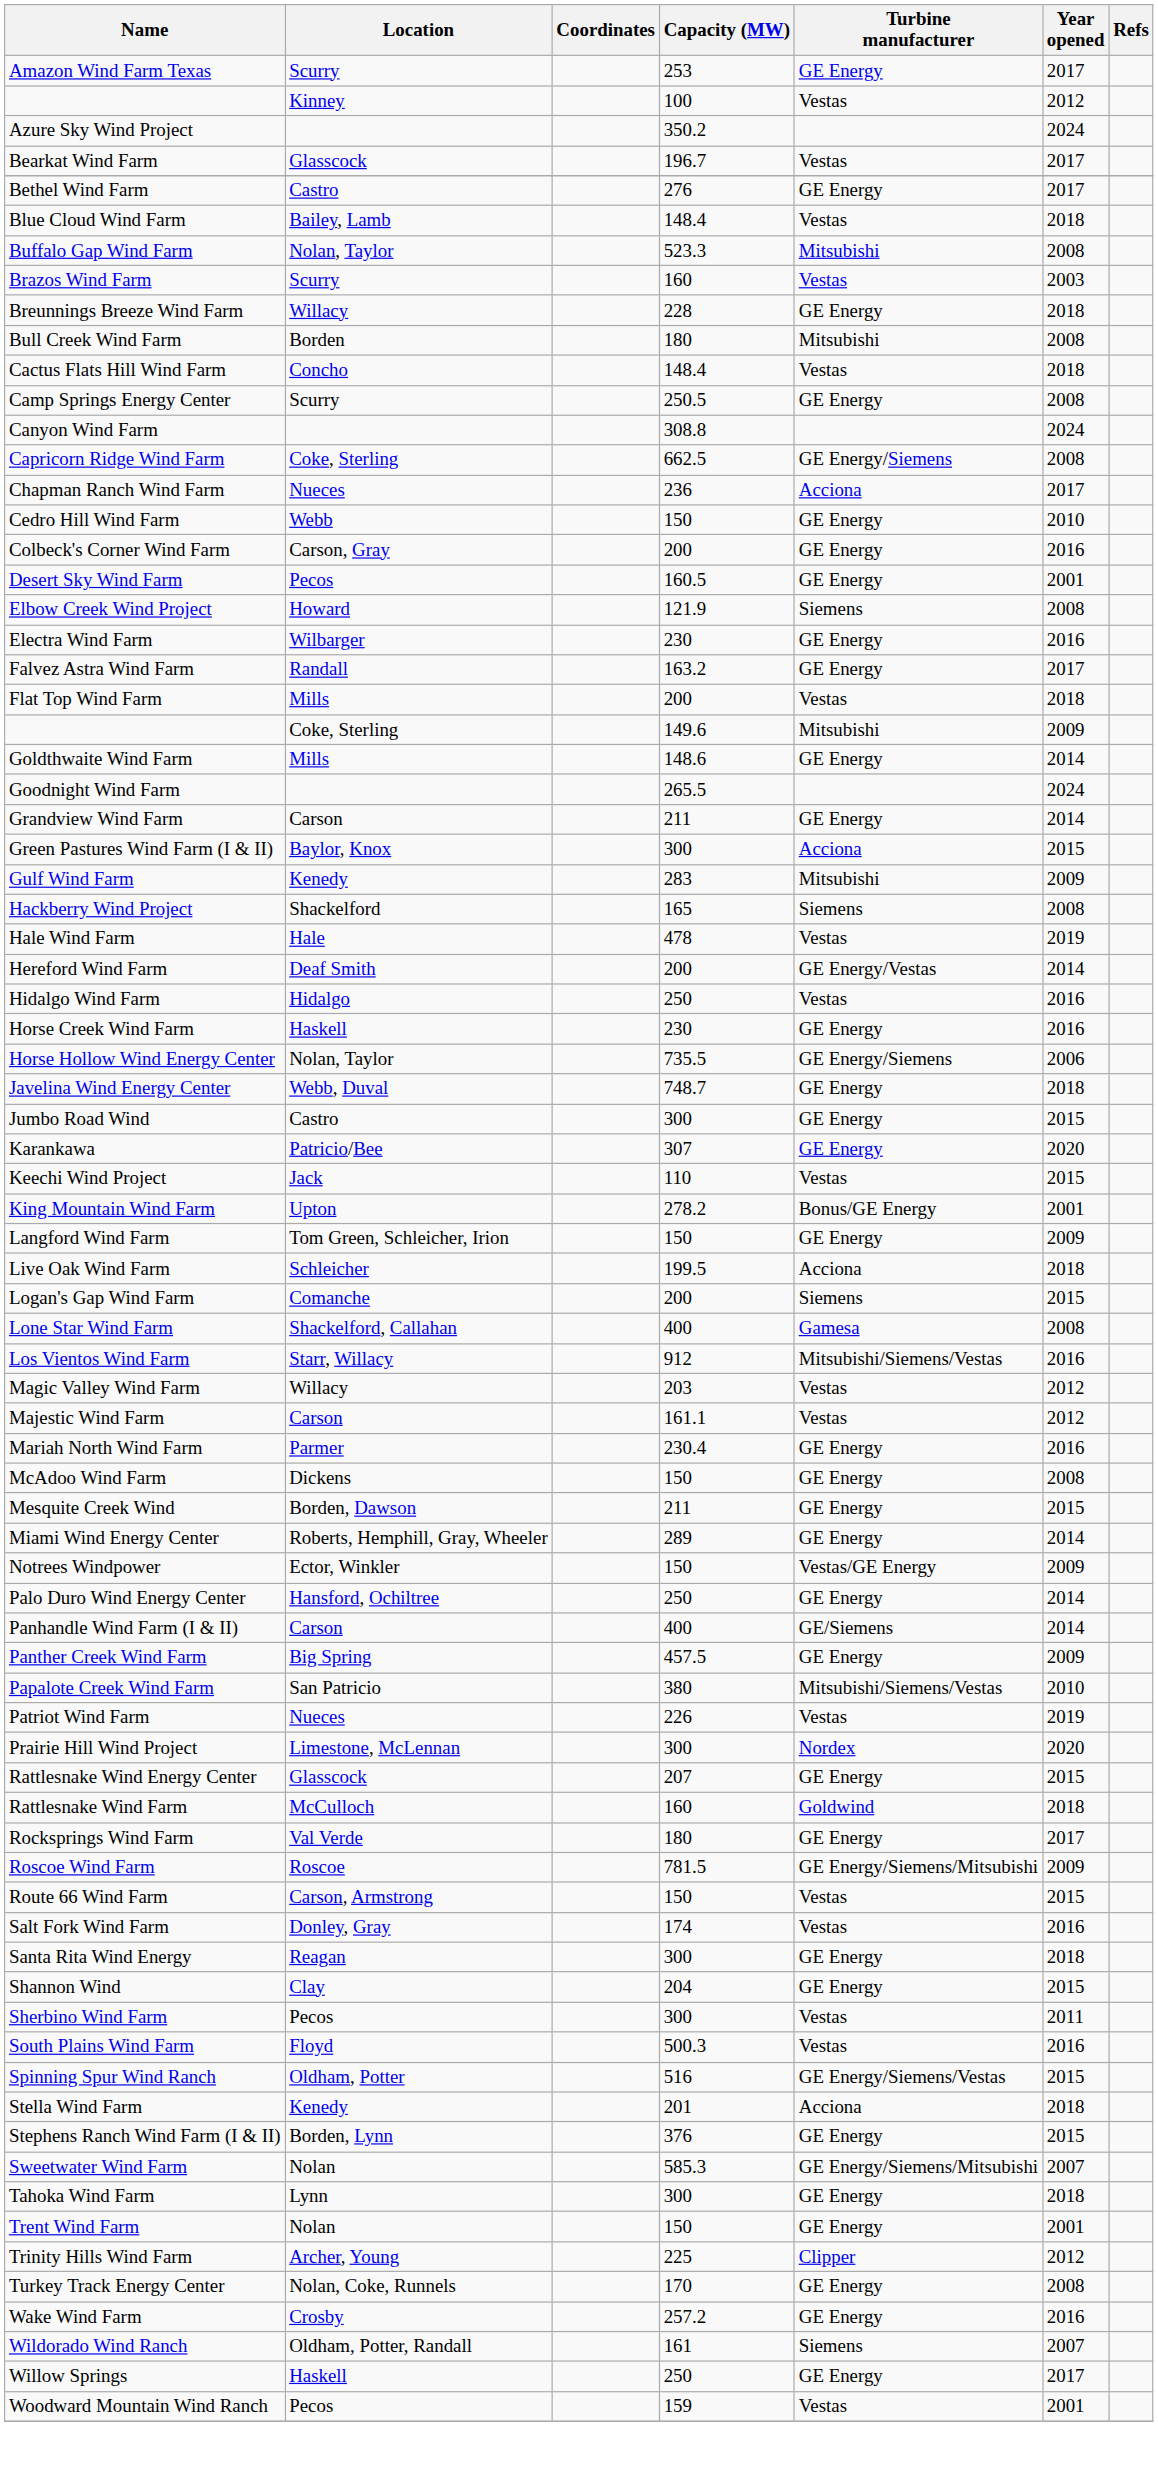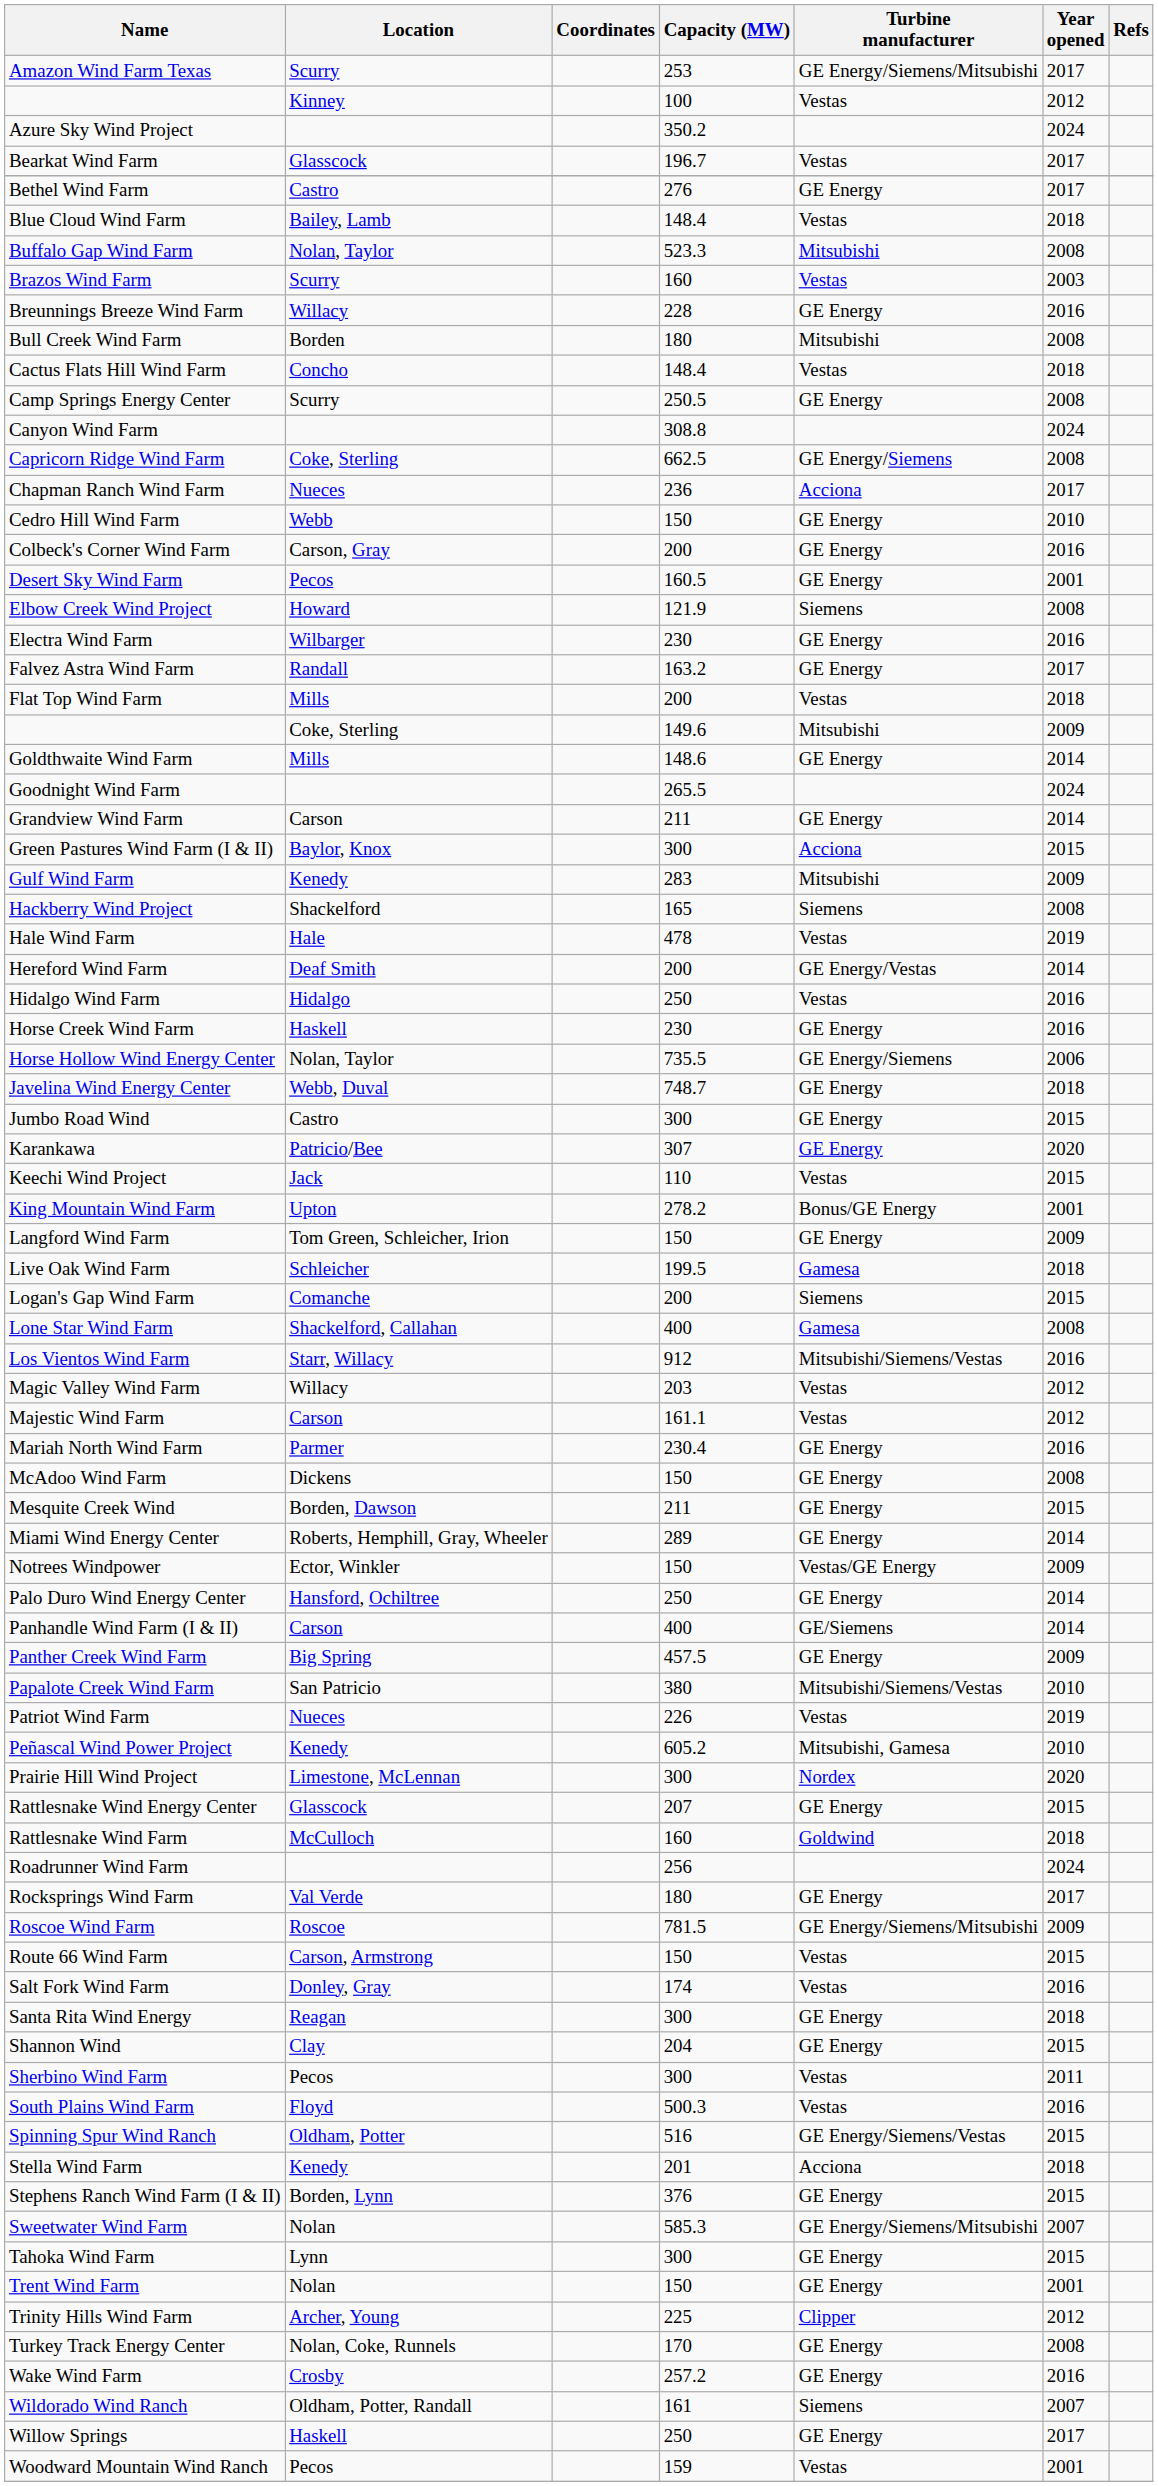(841, 70) GE Energy -> (918, 70) GE Energy/Siemens/Mitsubishi
(1066, 310) 2018 -> (1066, 310) 2016
(830, 1268) Acciona -> (829, 1268) Gamesa
+ row: (120, 1747)
+ row: (99, 1867)
(1066, 2196) 2018 -> (1066, 2256) 2015
